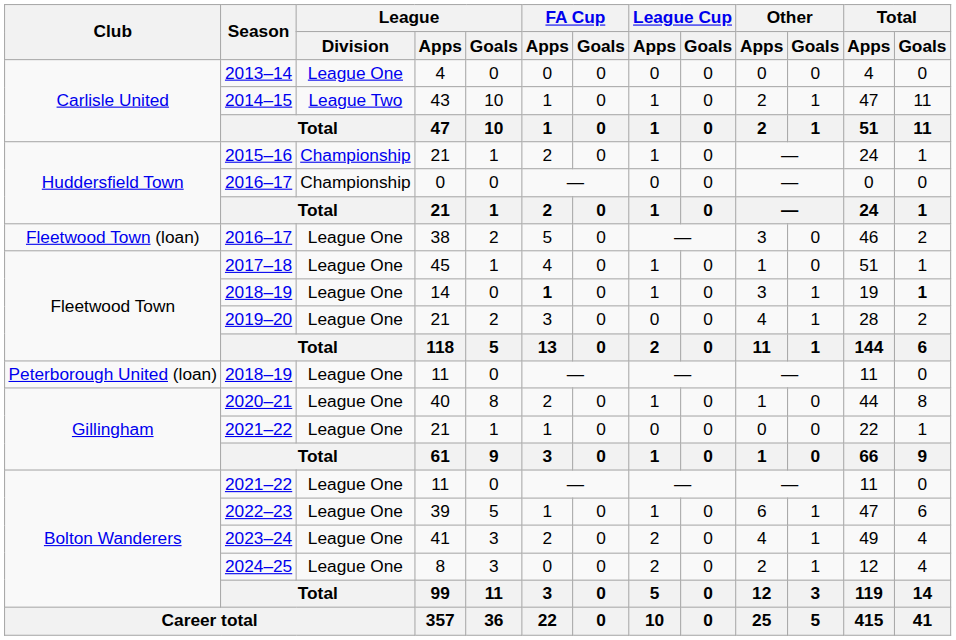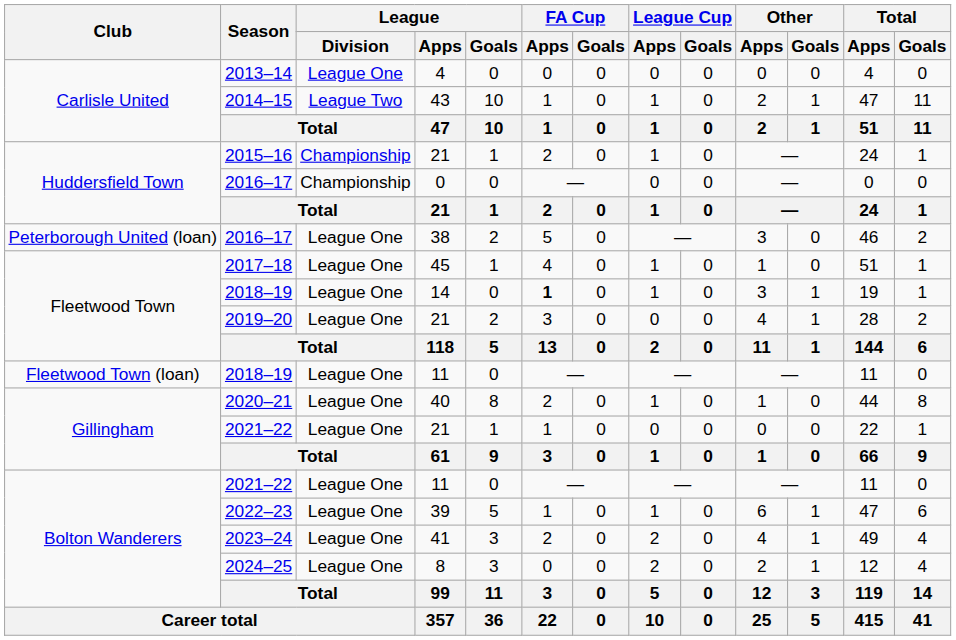(113, 237) Fleetwood Town (loan) -> (113, 237) Peterborough United (loan)
(922, 292) bold -> (922, 292) normal
(113, 374) Peterborough United (loan) -> (113, 374) Fleetwood Town (loan)
